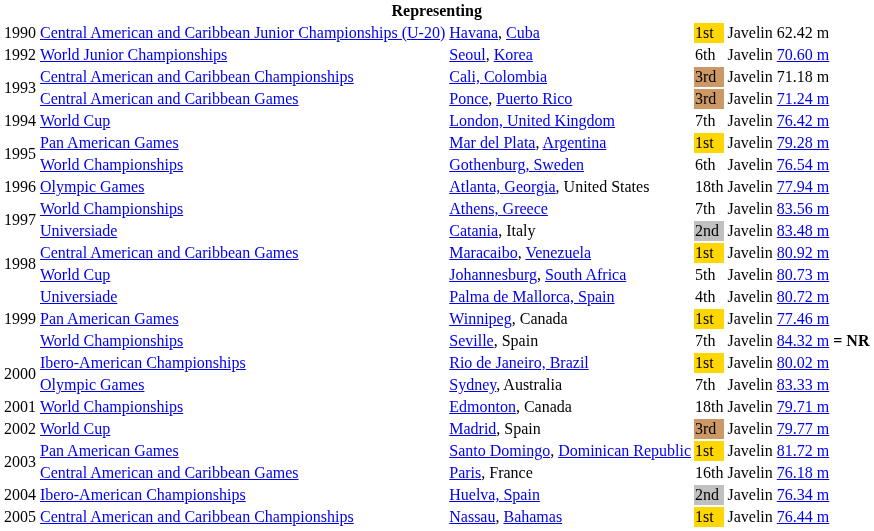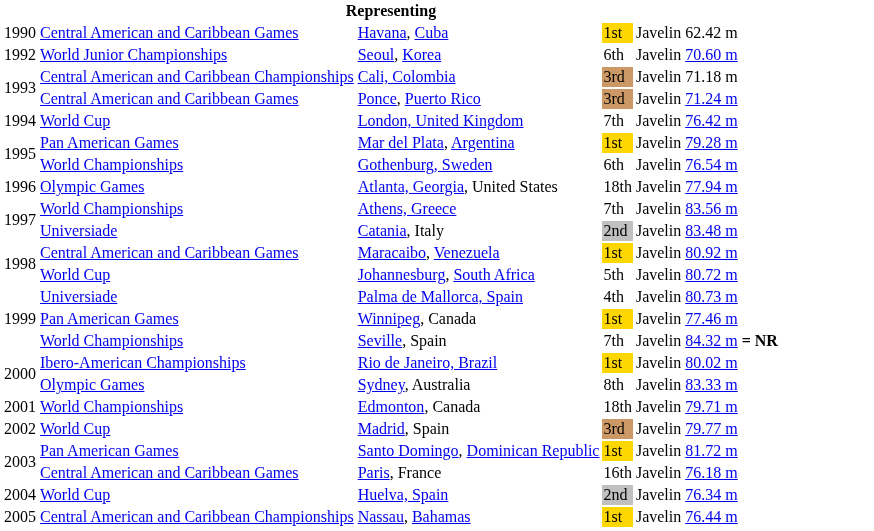(243, 32) Central American and Caribbean Junior Championships (U-20) -> (169, 32) Central American and Caribbean Games
(803, 274) 80.73 m -> (711, 274) 80.72 m
(803, 296) 80.72 m -> (711, 296) 80.73 m
(705, 384) 7th -> (614, 384) 8th
(143, 494) Ibero-American Championships -> (75, 494) World Cup
